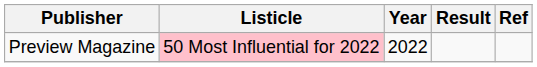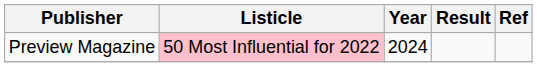(408, 47) 2022 -> (408, 47) 2024
